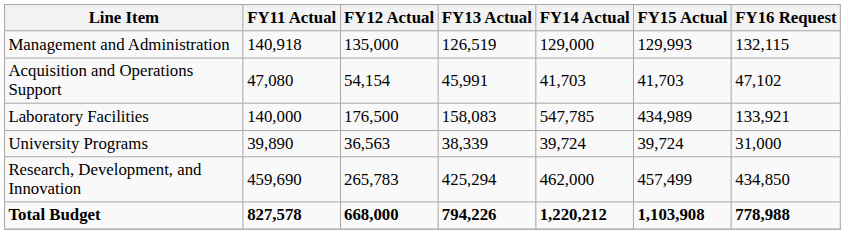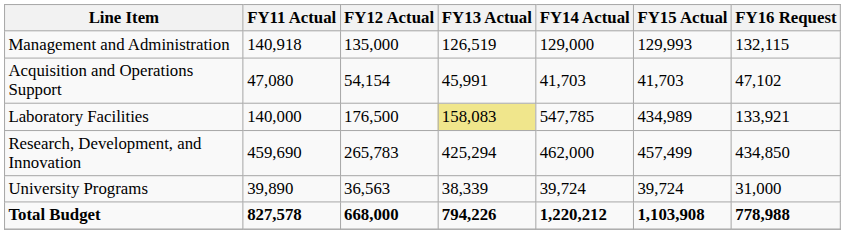(469, 116) no background -> (469, 116) khaki background
rows swapped: (105, 179) <-> (78, 143)
